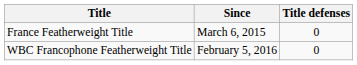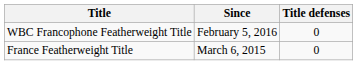rows swapped: (70, 32) <-> (99, 50)
